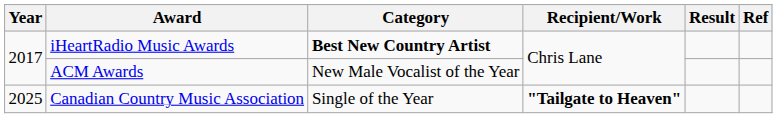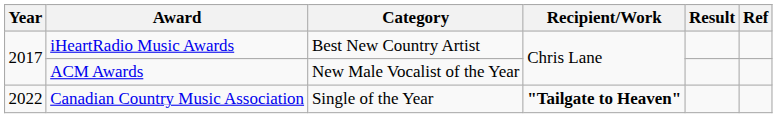(401, 44) bold -> (396, 44) normal
(25, 98) 2025 -> (25, 98) 2022
